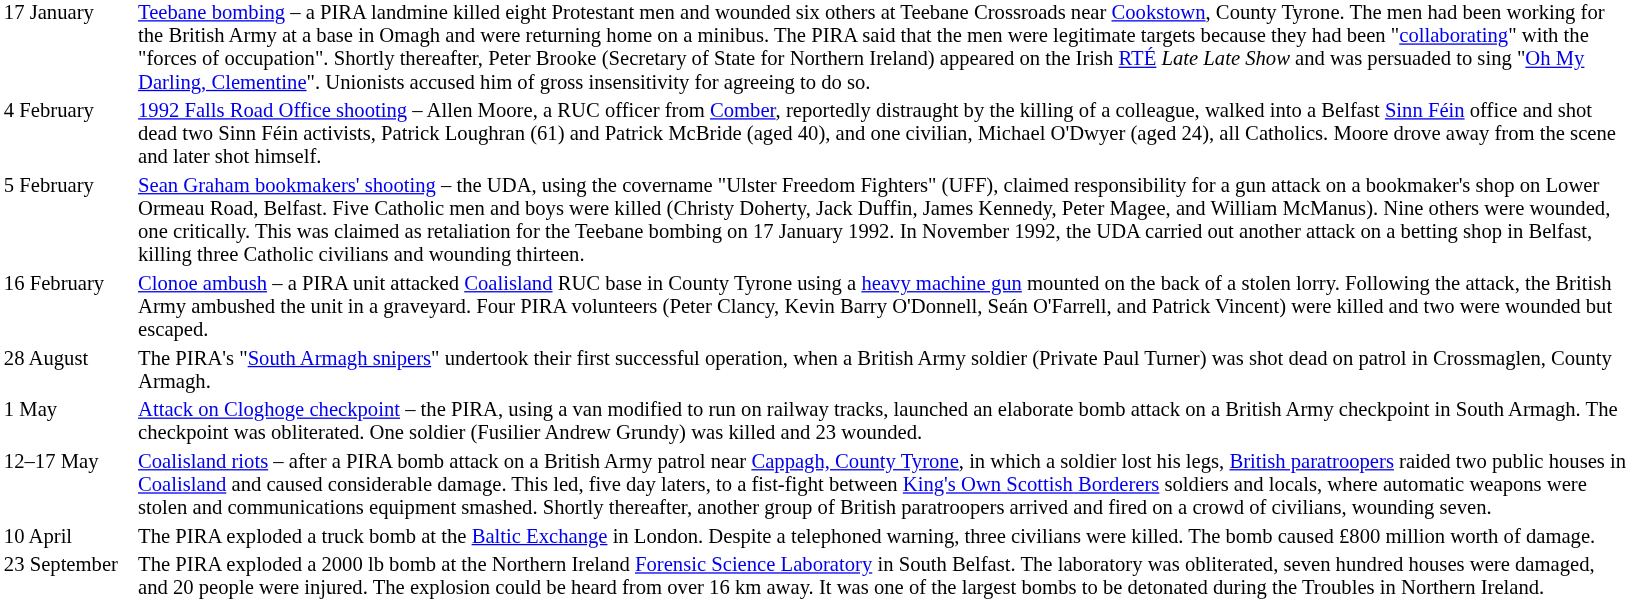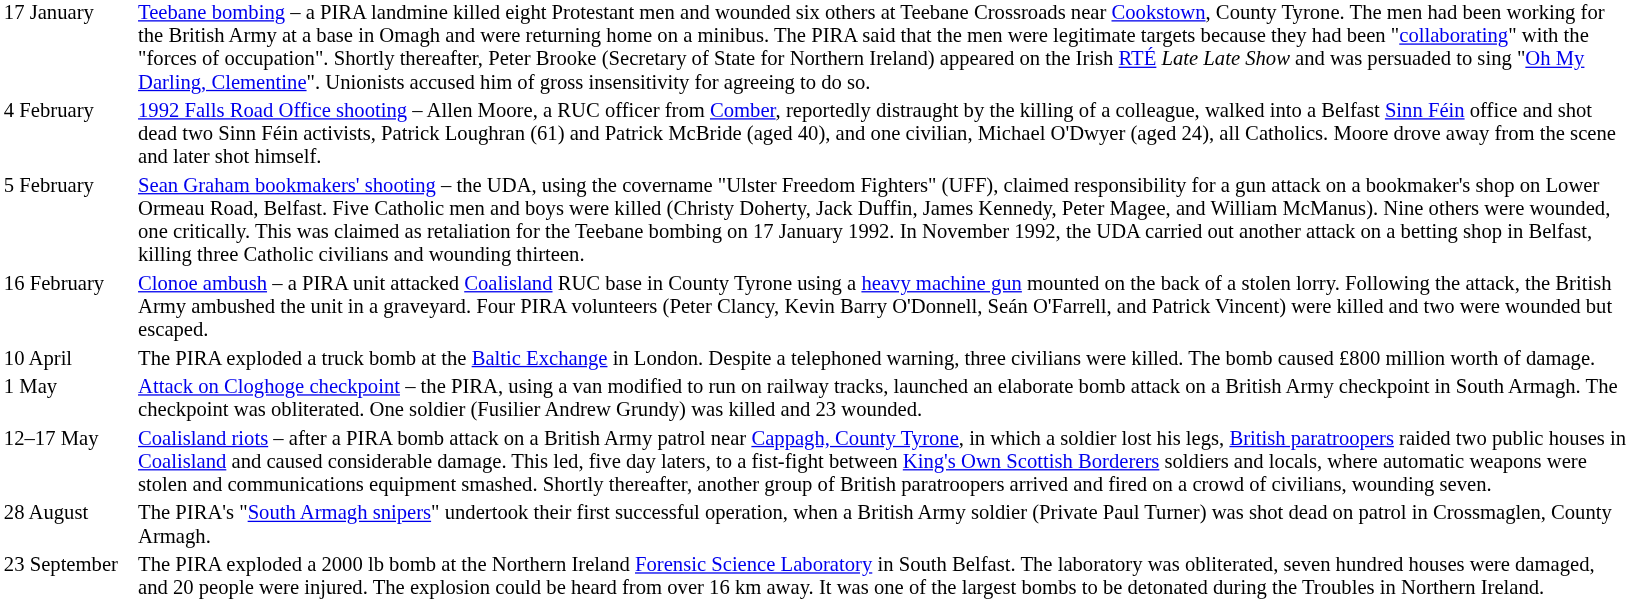rows swapped: (38, 536) <-> (46, 358)
